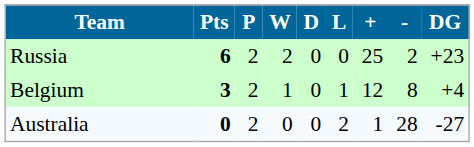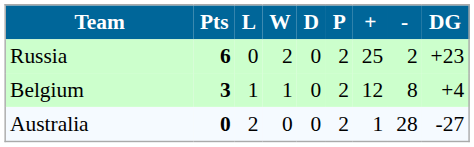columns swapped: (249, 22) <-> (339, 22)
